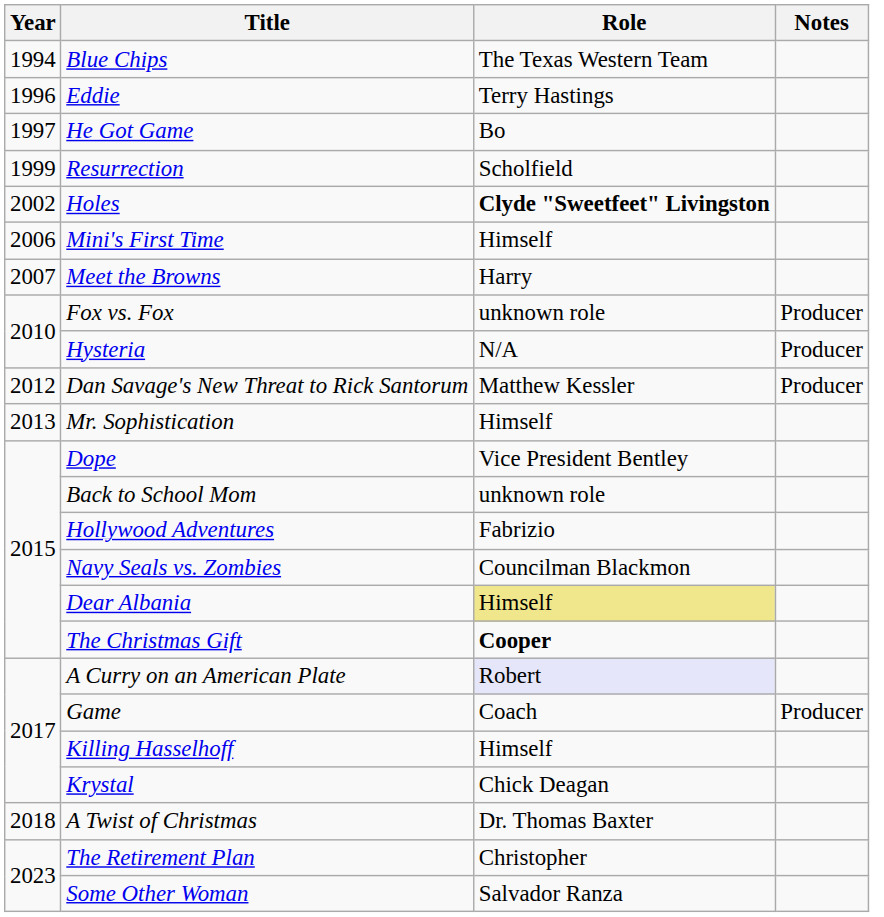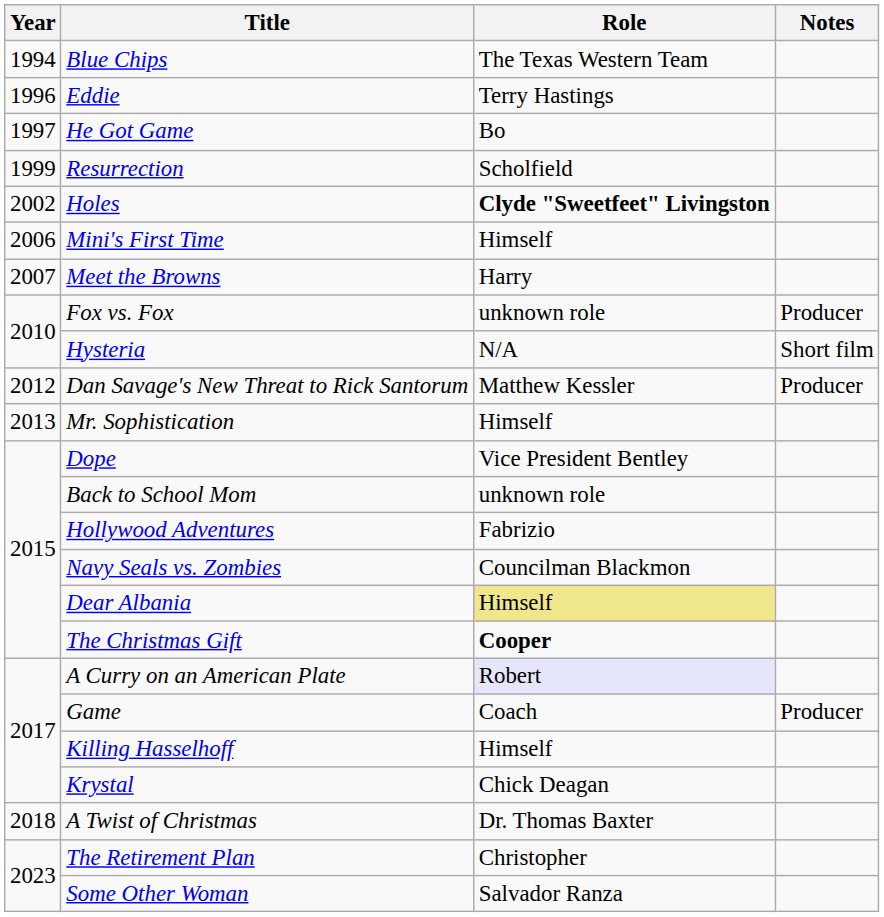(822, 349) Producer -> (827, 349) Short film
